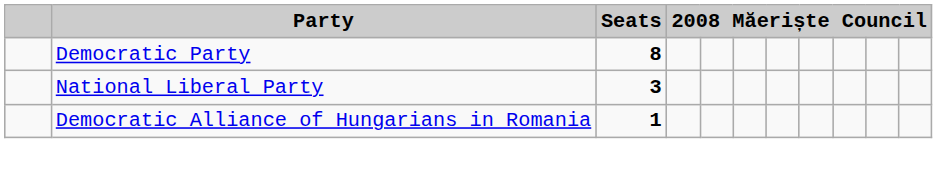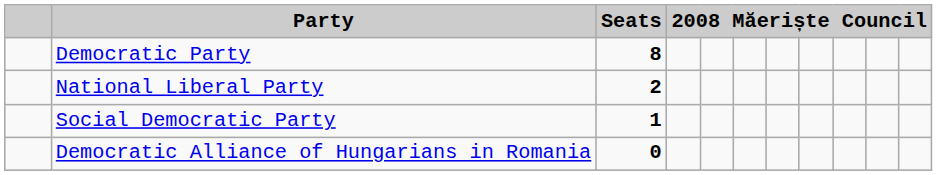(656, 87) 3 -> (656, 87) 2
+ row: (196, 120)
(656, 120) 1 -> (656, 154) 0
